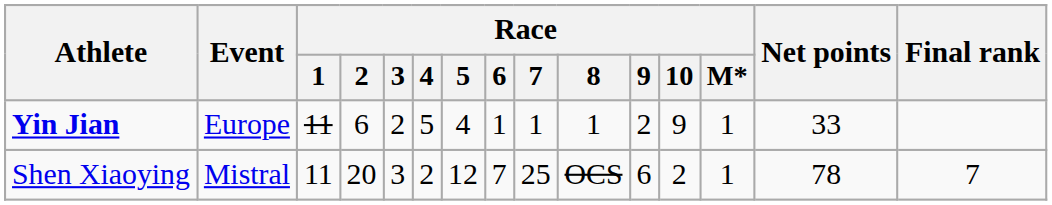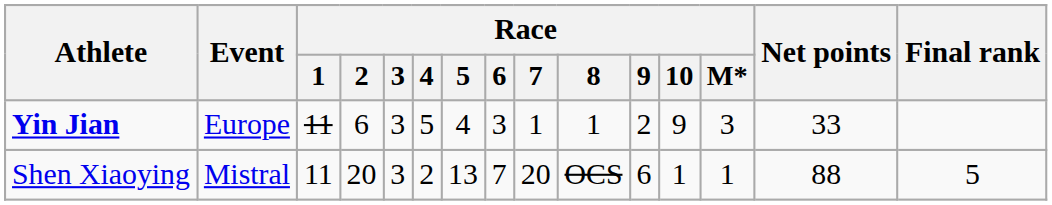(398, 125) 2 -> (398, 125) 3
(499, 125) 1 -> (499, 125) 3
(727, 125) 1 -> (727, 125) 3
(463, 174) 12 -> (463, 174) 13
(536, 174) 25 -> (536, 174) 20
(679, 174) 2 -> (679, 174) 1
(826, 174) 78 -> (826, 174) 88
(973, 174) 7 -> (973, 174) 5
